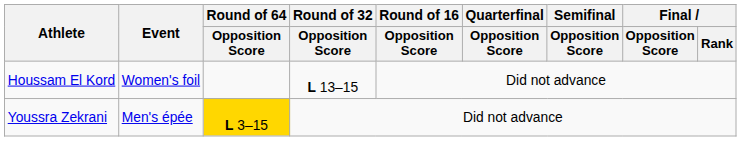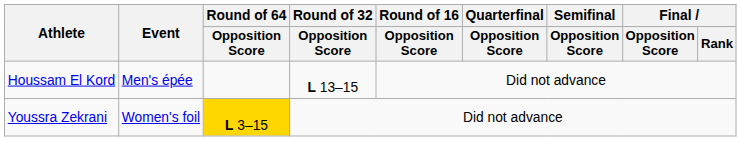(161, 80) Women's foil -> (157, 80) Men's épée
(157, 118) Men's épée -> (161, 118) Women's foil
